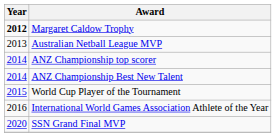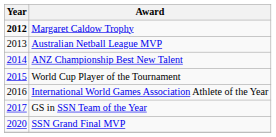- row: (94, 60)
+ row: (89, 108)
